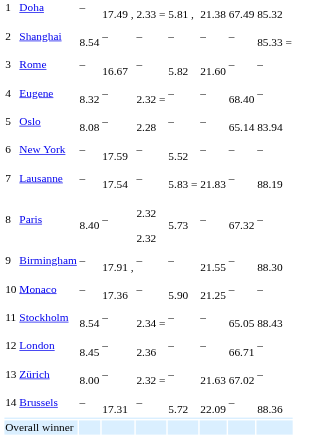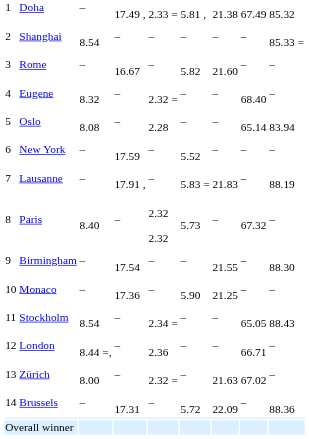(115, 184) 17.54 -> (130, 184) 17.91 ,
(118, 267) 17.91 , -> (127, 267) 17.54
(90, 352) 8.45 -> (96, 352) 8.44 =,
